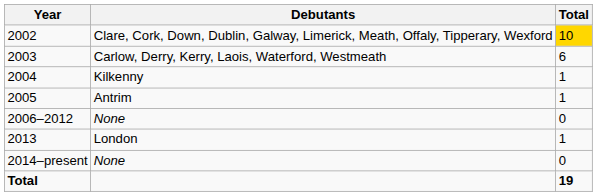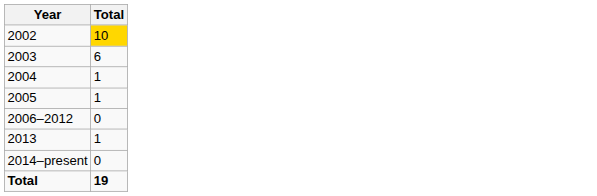- column: (323, 14)
